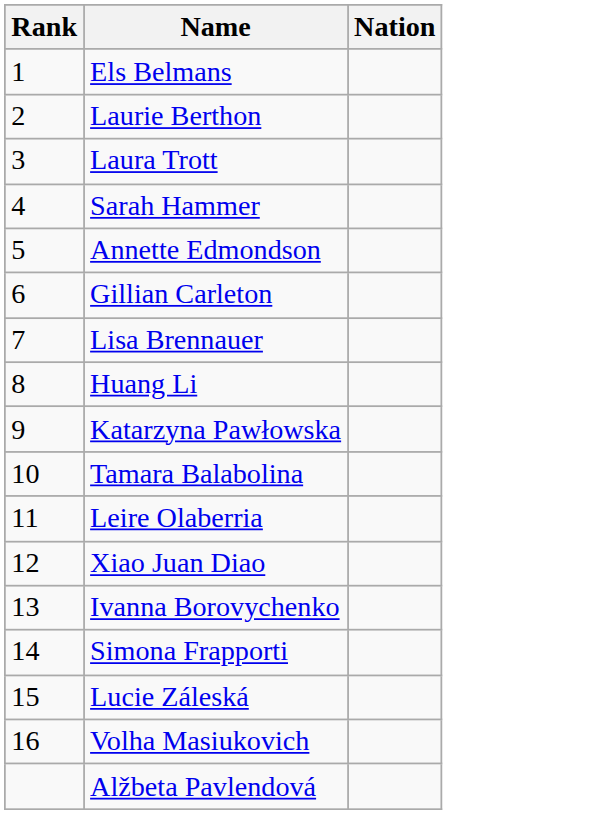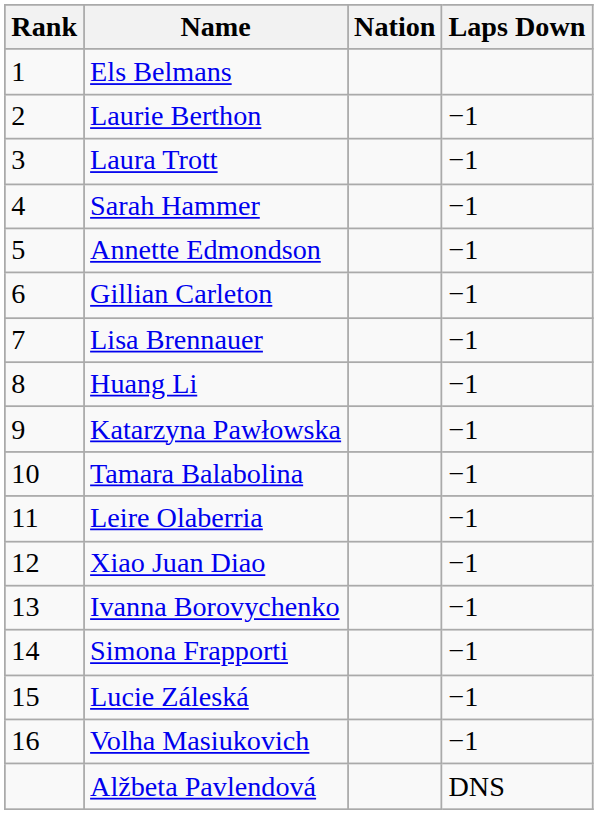+ column: (517, 26)
